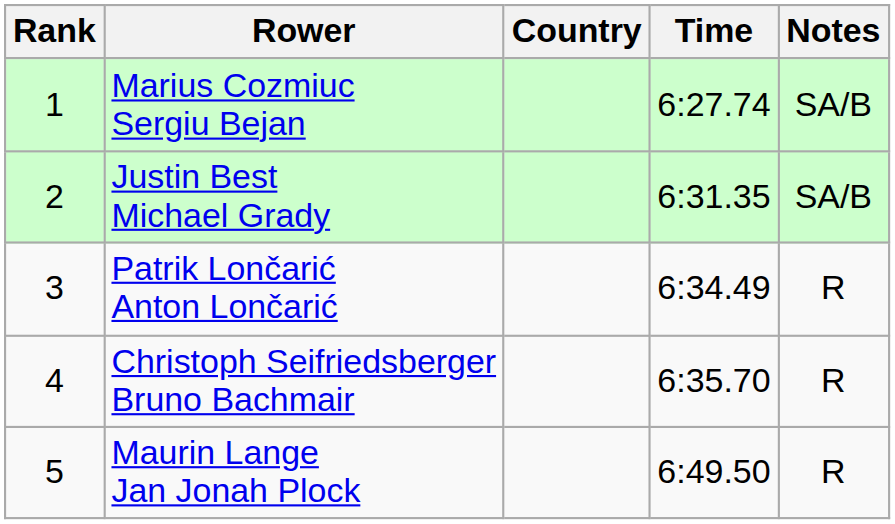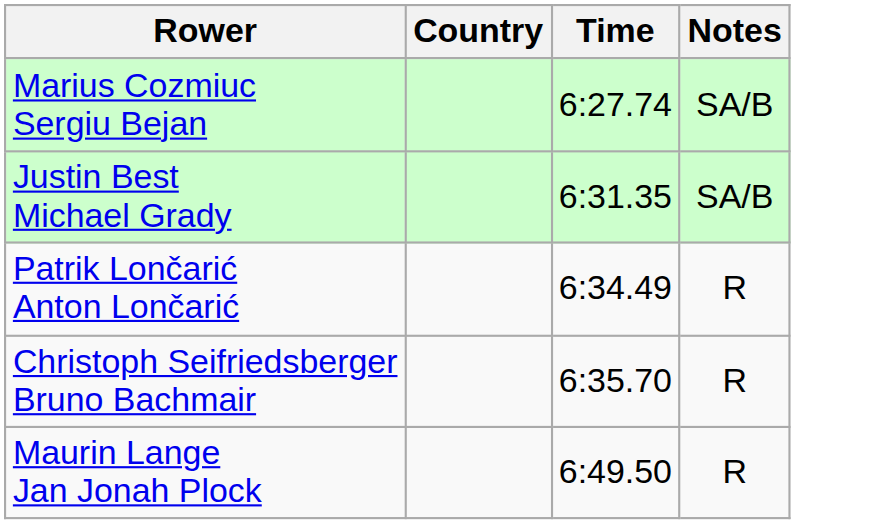- column: (54, 31)
